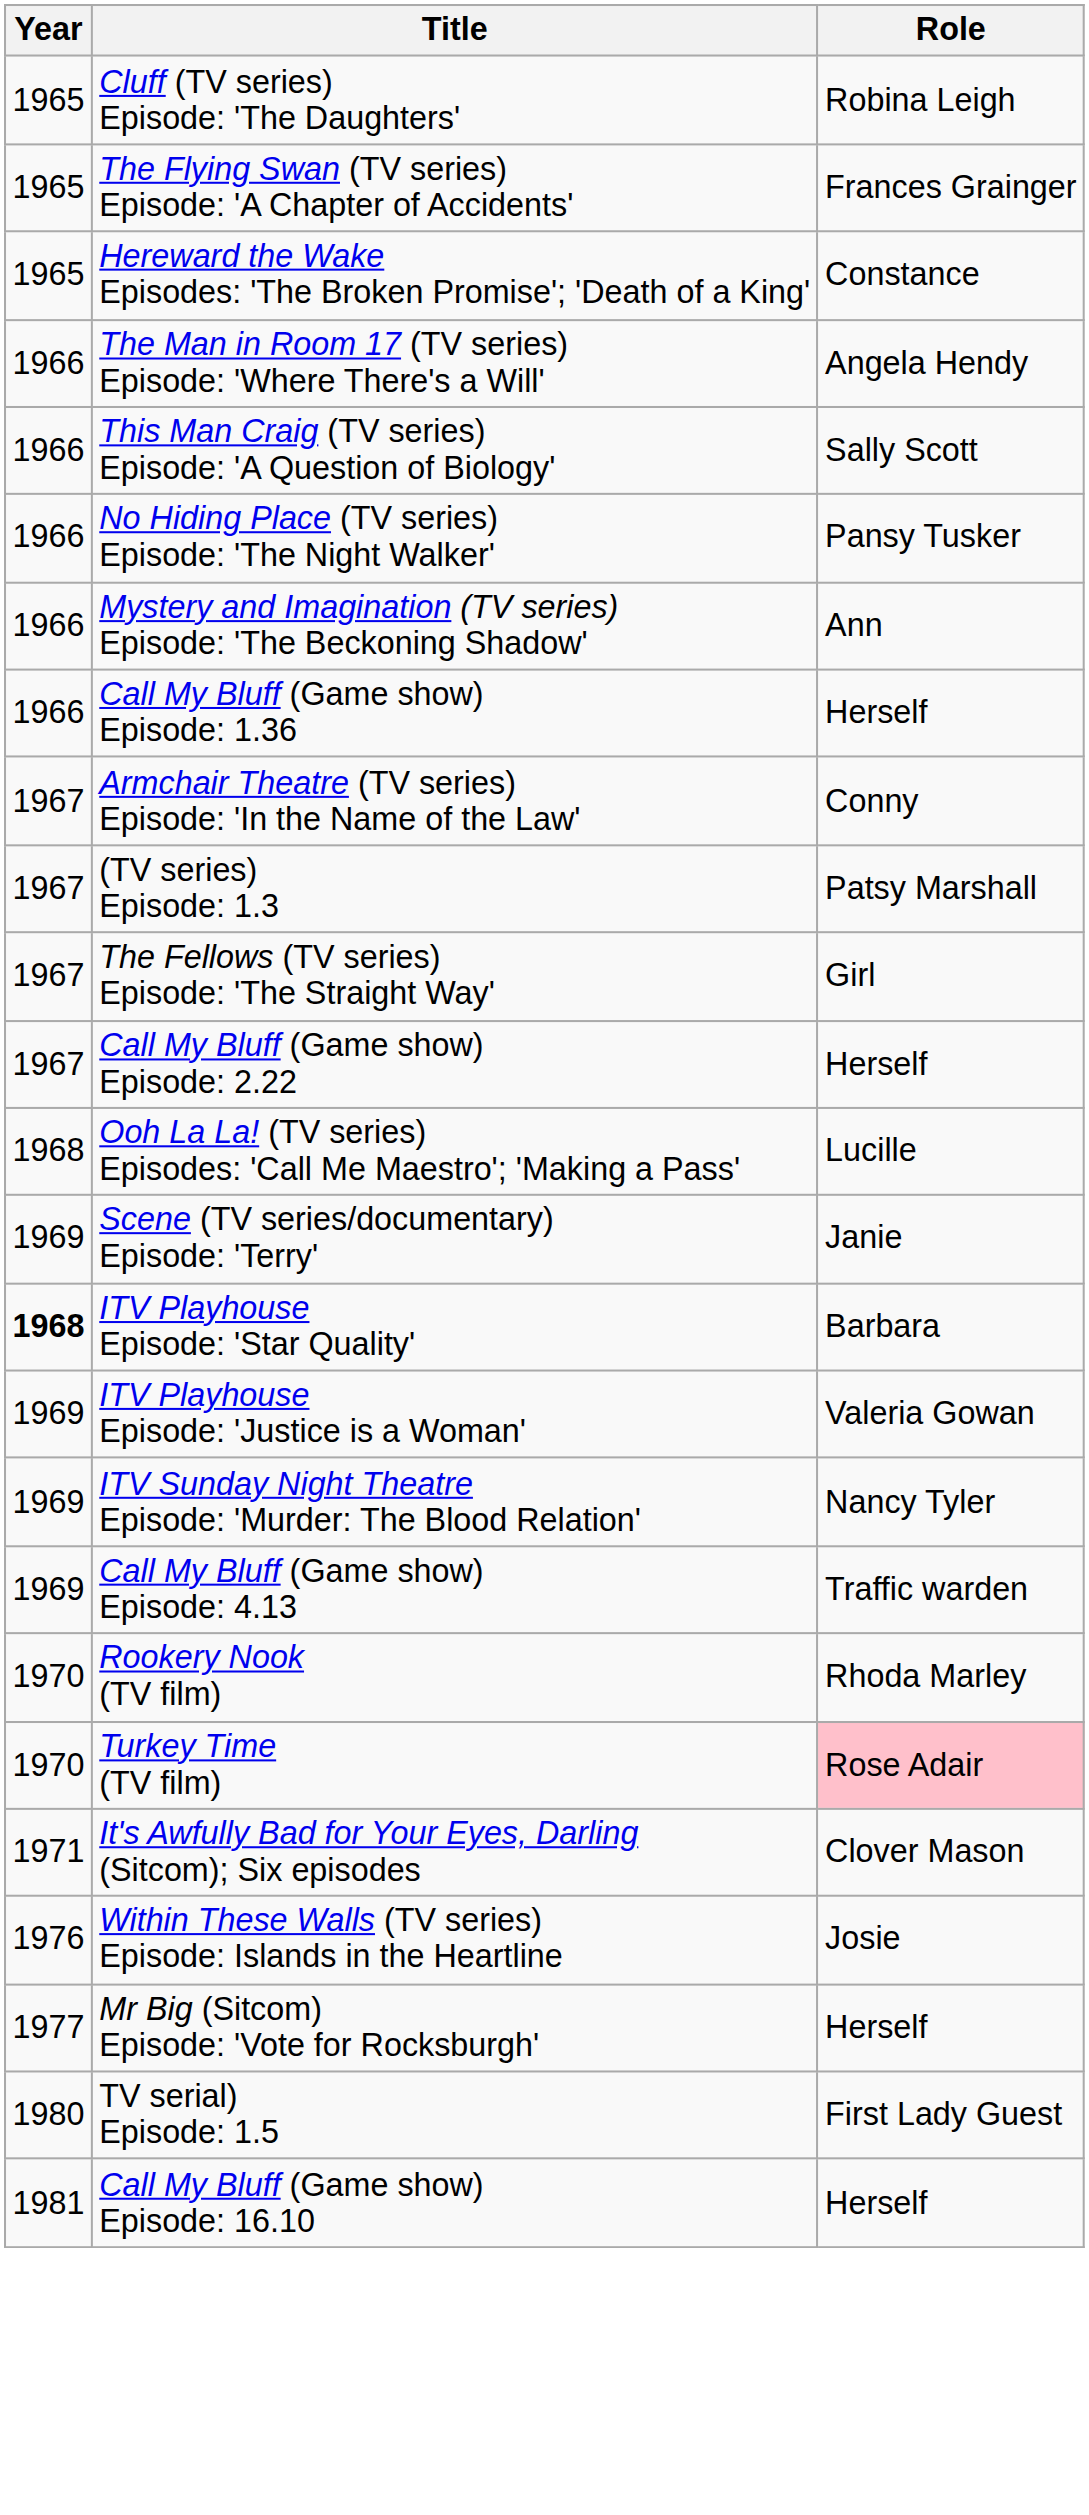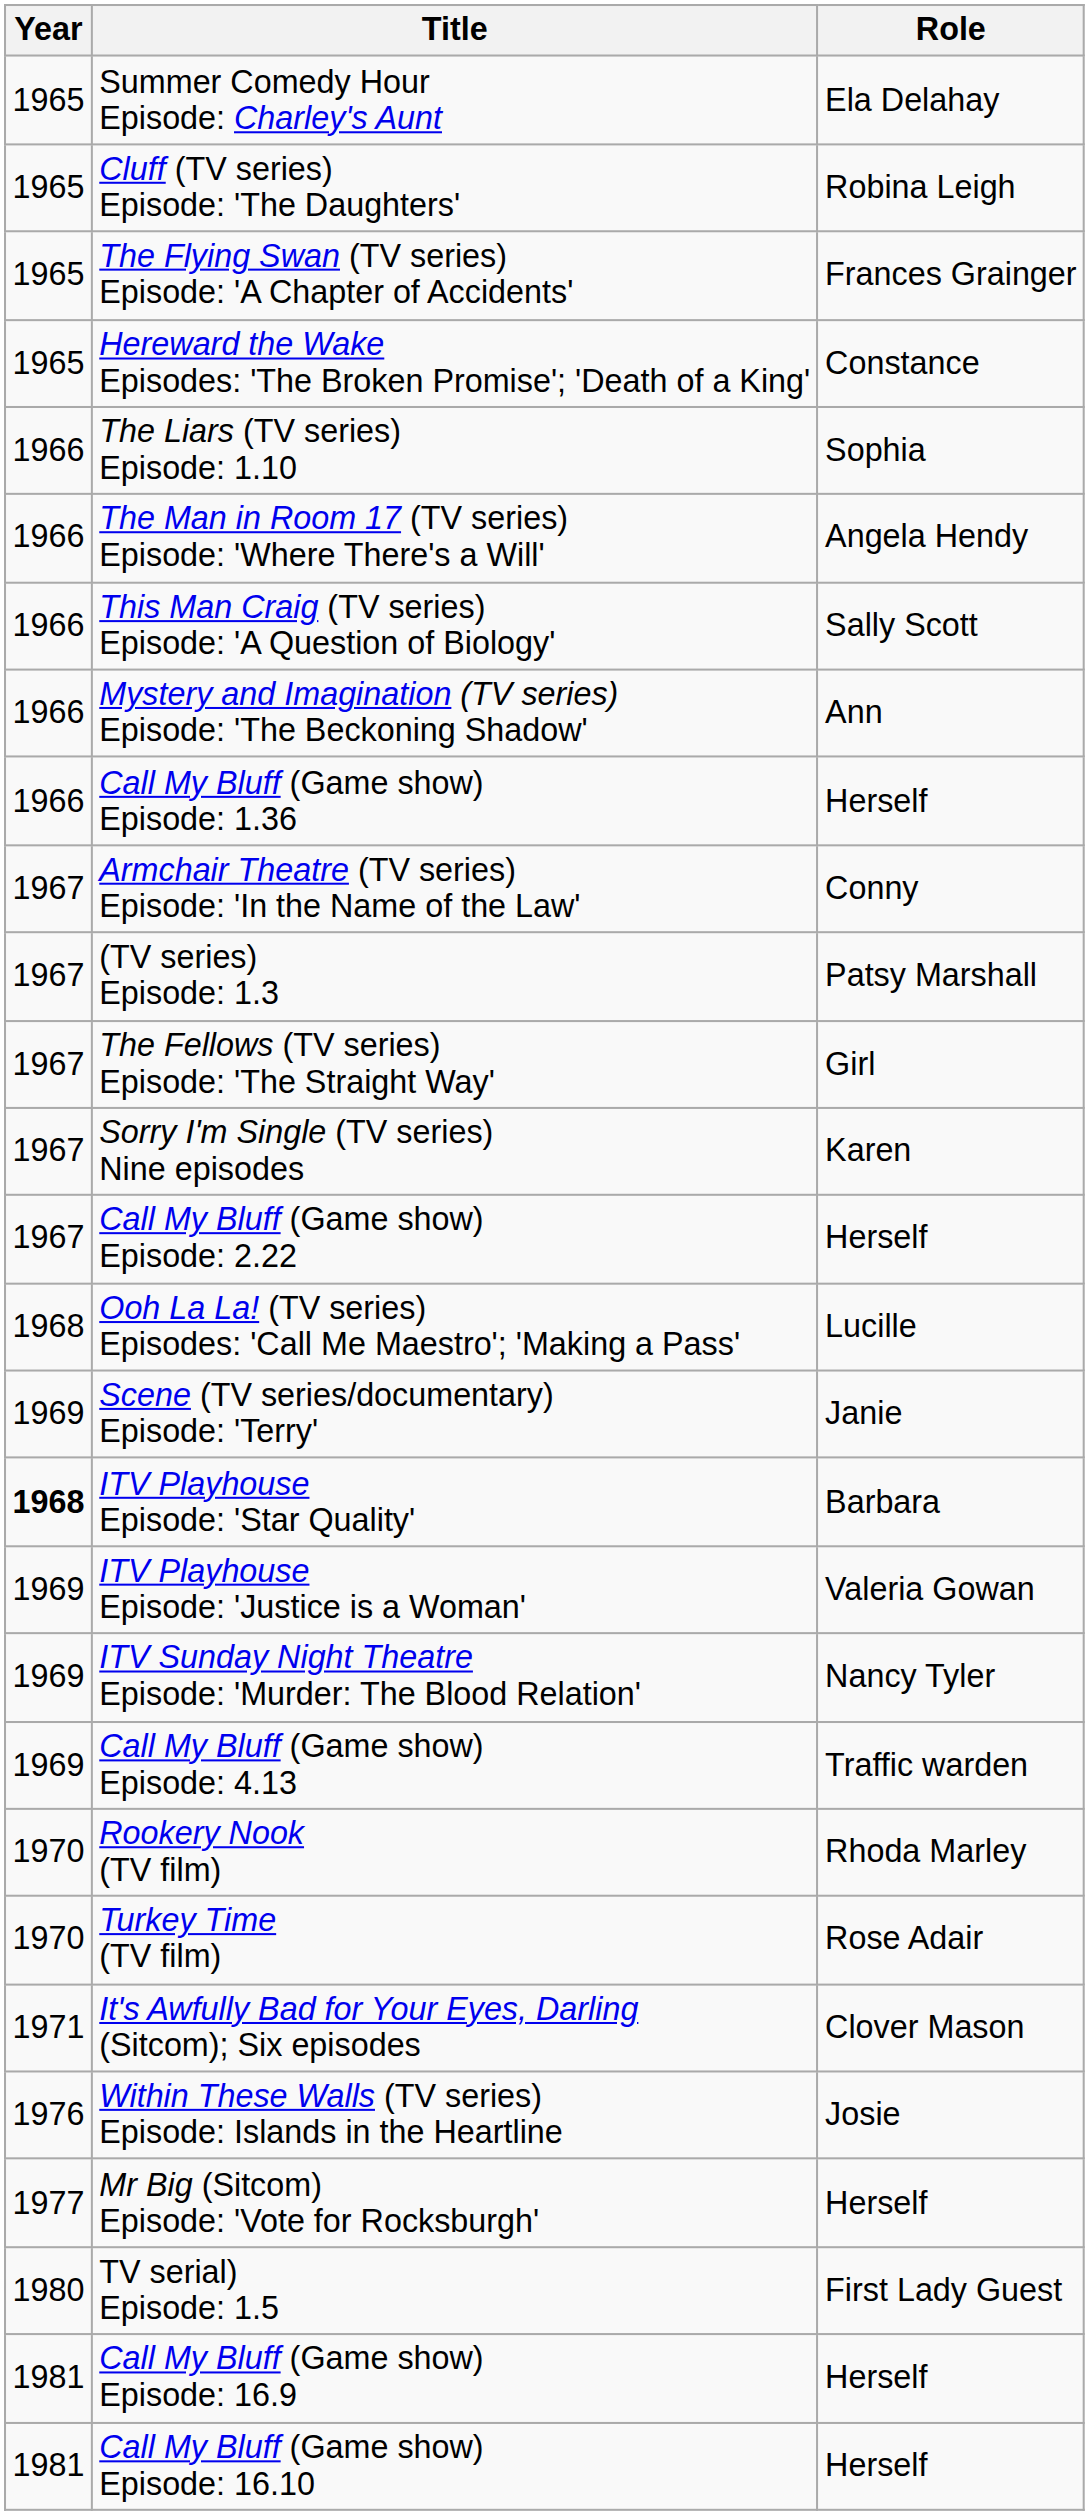+ row: (271, 99)
+ row: (250, 450)
- row: (299, 537)
+ row: (296, 1150)
(904, 1764) pink background -> (904, 1939) no background
+ row: (291, 2377)
